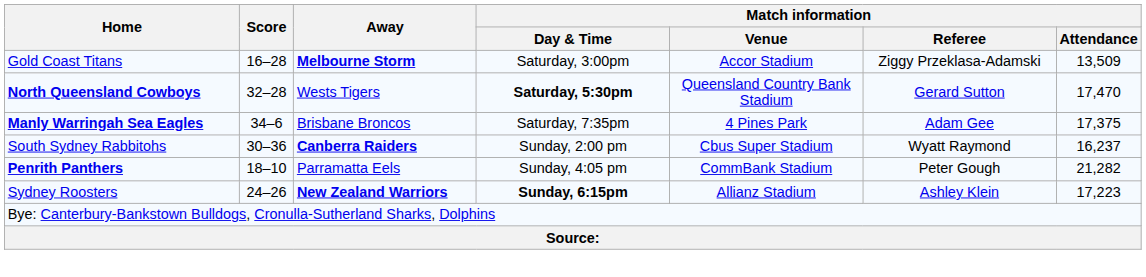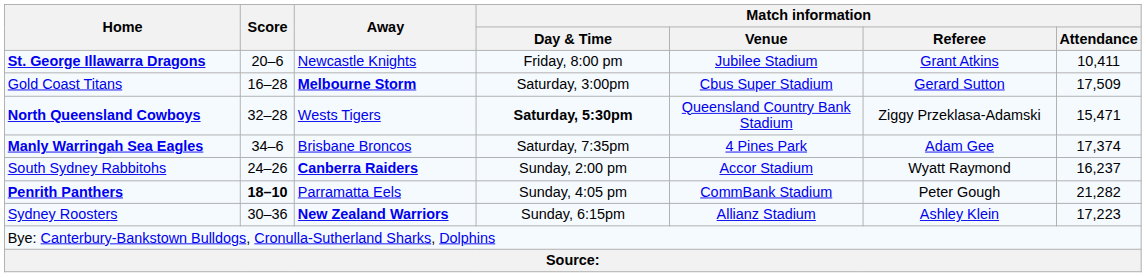+ row: (107, 61)
(766, 61) Accor Stadium -> (766, 84) Cbus Super Stadium
(959, 61) Ziggy Przeklasa-Adamski -> (959, 84) Gerard Sutton
(1099, 61) 13,509 -> (1099, 84) 17,509
(959, 92) Gerard Sutton -> (959, 115) Ziggy Przeklasa-Adamski
(1099, 92) 17,470 -> (1099, 115) 15,471
(1099, 123) 17,375 -> (1099, 146) 17,374
(266, 146) 30–36 -> (268, 169) 24–26
(766, 146) Cbus Super Stadium -> (766, 169) Accor Stadium
(266, 169) normal -> (268, 191) bold
(266, 191) 24–26 -> (268, 214) 30–36
(573, 191) bold -> (573, 214) normal
